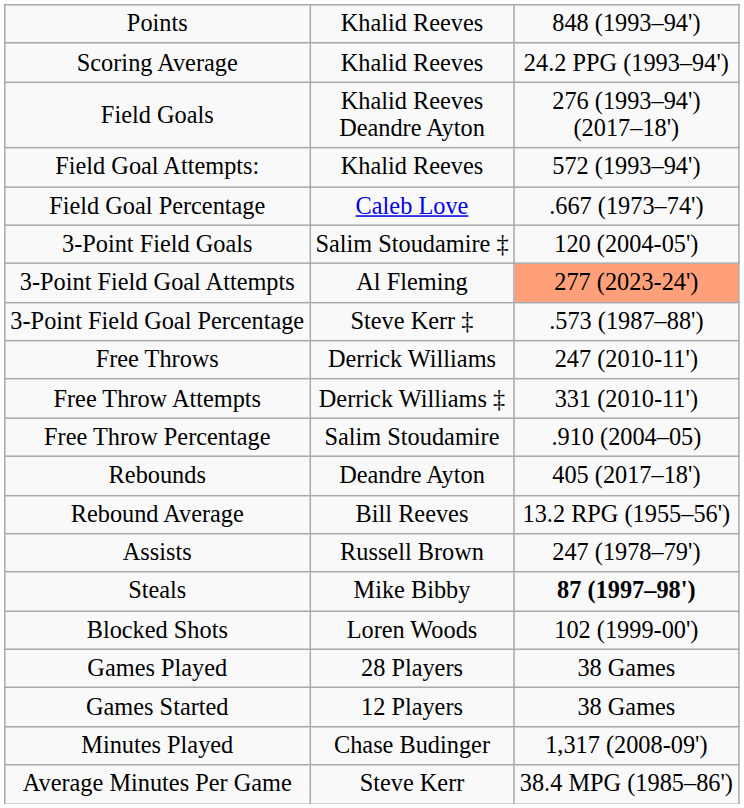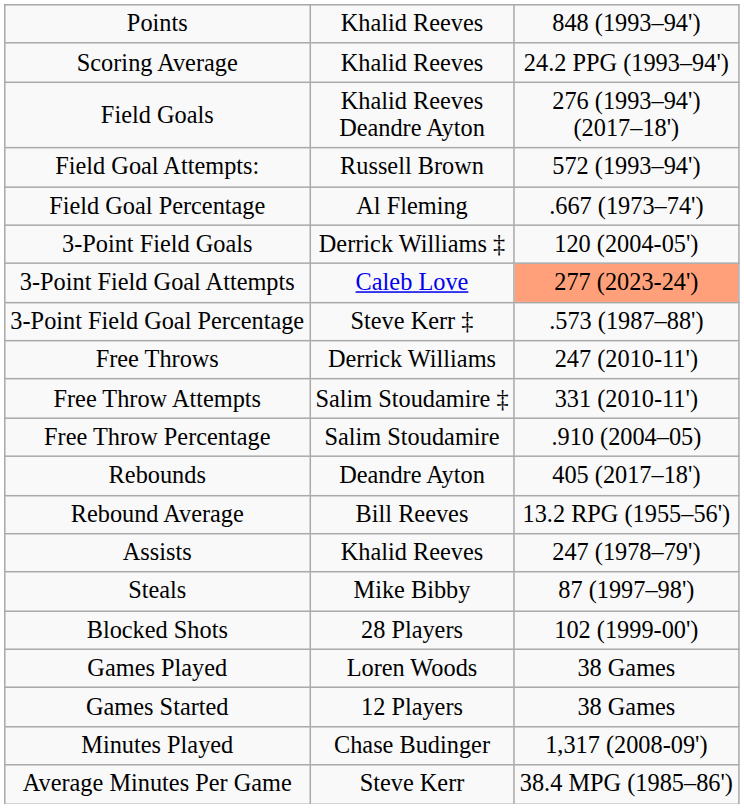(412, 166) Khalid Reeves -> (412, 166) Russell Brown
(412, 205) Caleb Love -> (412, 205) Al Fleming
(412, 243) Salim Stoudamire ‡ -> (412, 243) Derrick Williams ‡
(412, 282) Al Fleming -> (412, 282) Caleb Love
(412, 398) Derrick Williams ‡ -> (412, 398) Salim Stoudamire ‡
(412, 552) Russell Brown -> (412, 552) Khalid Reeves
(626, 591) bold -> (626, 591) normal
(412, 629) Loren Woods -> (412, 629) 28 Players
(412, 668) 28 Players -> (412, 668) Loren Woods
